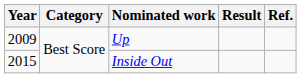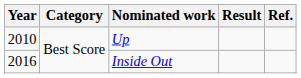(22, 38) 2009 -> (22, 38) 2010
(22, 61) 2015 -> (22, 61) 2016
